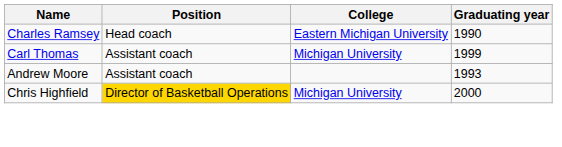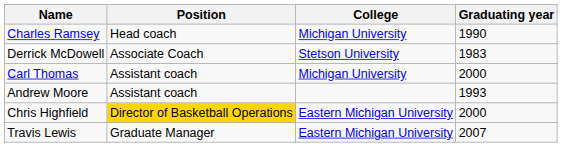(371, 34) Eastern Michigan University -> (352, 34) Michigan University
+ row: (56, 54)
(468, 54) 1999 -> (473, 74) 2000
(348, 93) Michigan University -> (376, 113) Eastern Michigan University
+ row: (42, 133)
